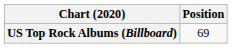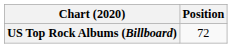(203, 33) 69 -> (203, 33) 72
